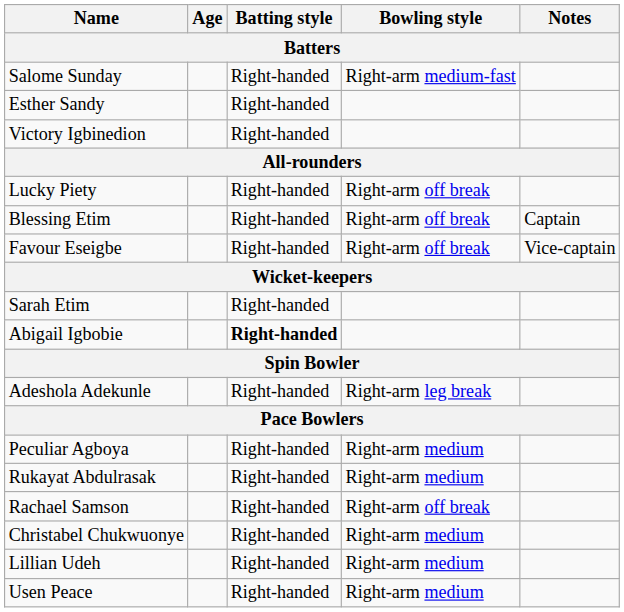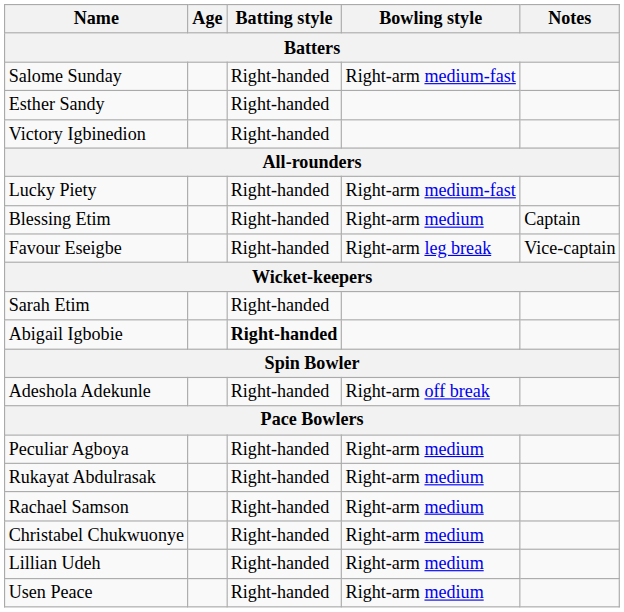(418, 190) Right-arm off break -> (431, 190) Right-arm medium-fast
(418, 219) Right-arm off break -> (415, 219) Right-arm medium
(418, 248) Right-arm off break -> (418, 248) Right-arm leg break
(418, 391) Right-arm leg break -> (418, 391) Right-arm off break
(418, 506) Right-arm off break -> (415, 506) Right-arm medium
